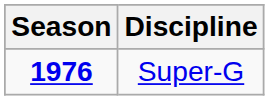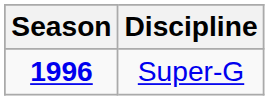(61, 71) 1976 -> (61, 71) 1996
